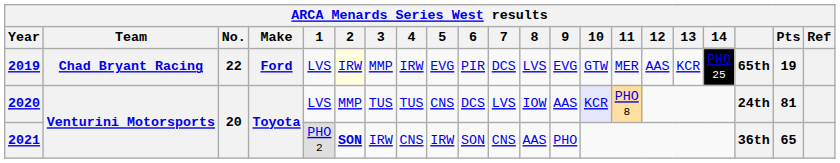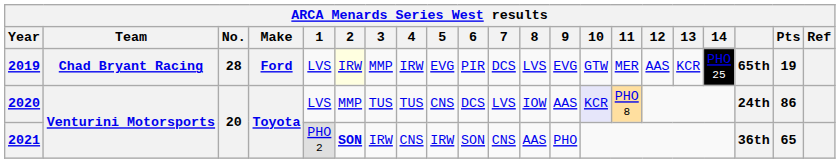(234, 66) 22 -> (234, 66) 28
(788, 103) 81 -> (788, 103) 86
